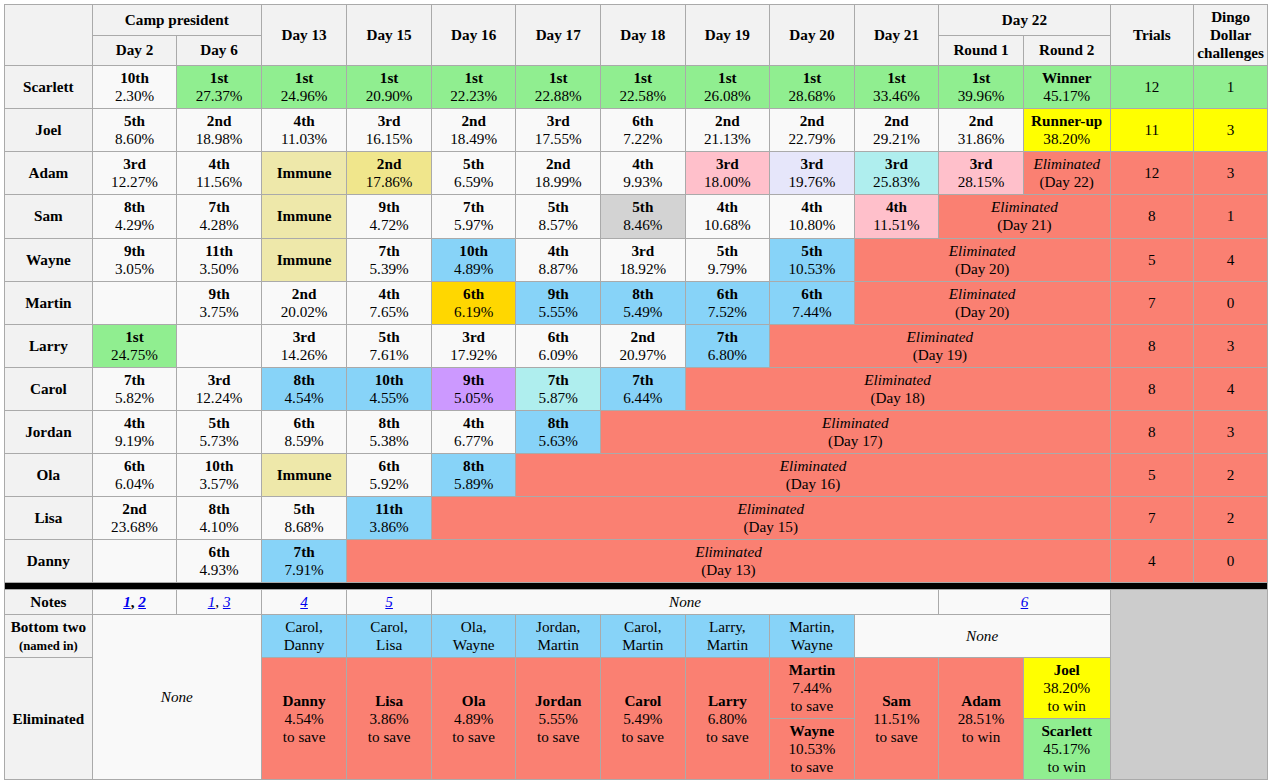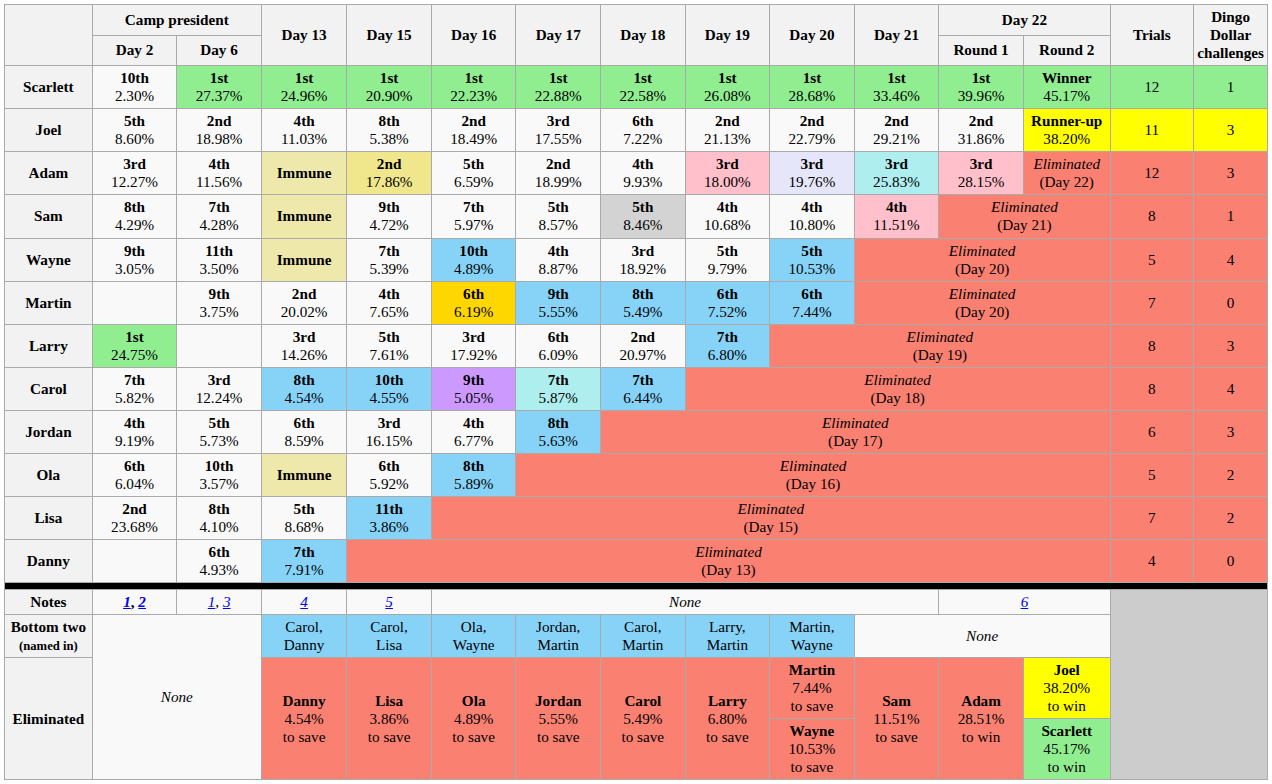(389, 130) 3rd 16.15% -> (389, 130) 8th 5.38%
(389, 431) 8th 5.38% -> (389, 431) 3rd 16.15%
(1152, 431) 8 -> (1152, 431) 6
